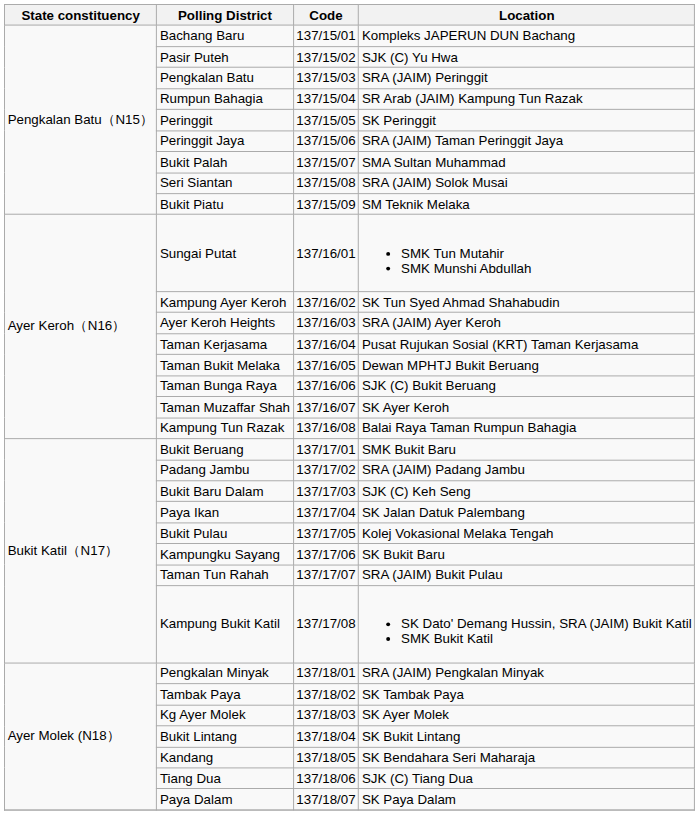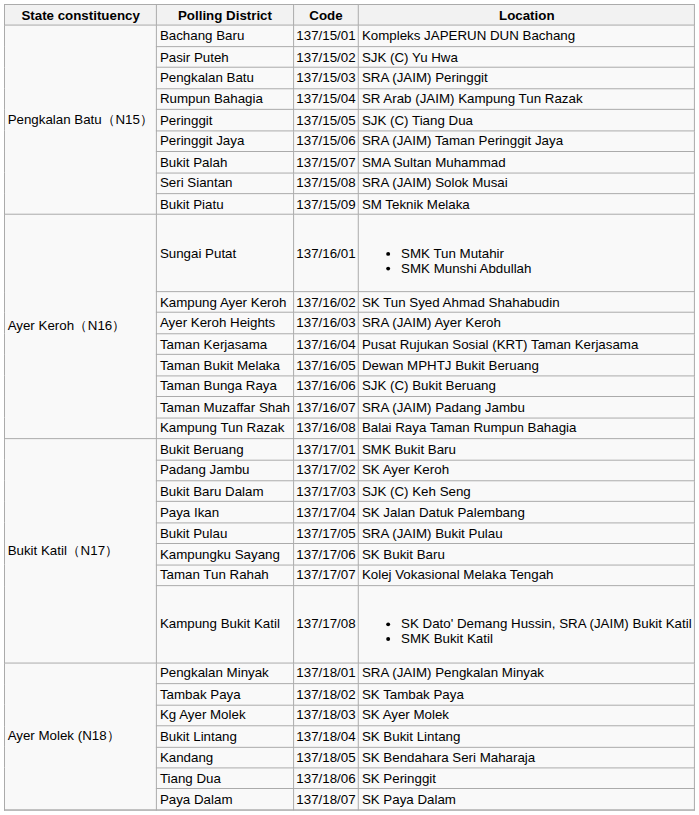(399, 120) SK Peringgit -> (417, 120) SJK (C) Tiang Dua
(405, 407) SK Ayer Keroh -> (443, 407) SRA (JAIM) Padang Jambu
(443, 470) SRA (JAIM) Padang Jambu -> (405, 470) SK Ayer Keroh
(458, 533) Kolej Vokasional Melaka Tengah -> (432, 533) SRA (JAIM) Bukit Pulau
(432, 575) SRA (JAIM) Bukit Pulau -> (458, 575) Kolej Vokasional Melaka Tengah
(417, 778) SJK (C) Tiang Dua -> (399, 778) SK Peringgit
